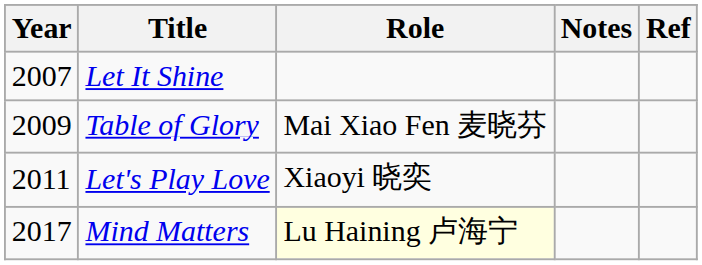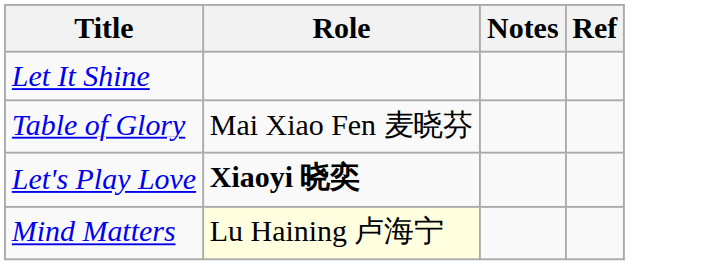- column: (42, 28)
(358, 178) normal -> (285, 178) bold
